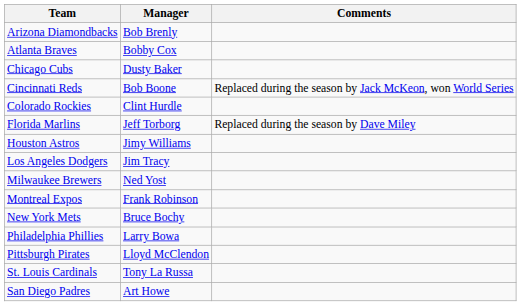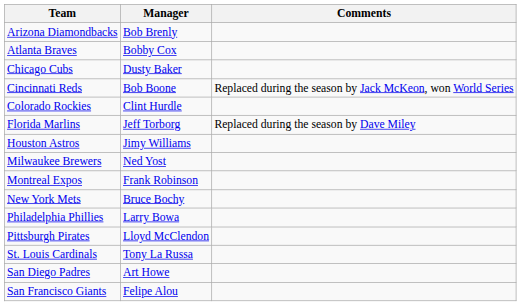- row: (57, 161)
+ row: (57, 291)
